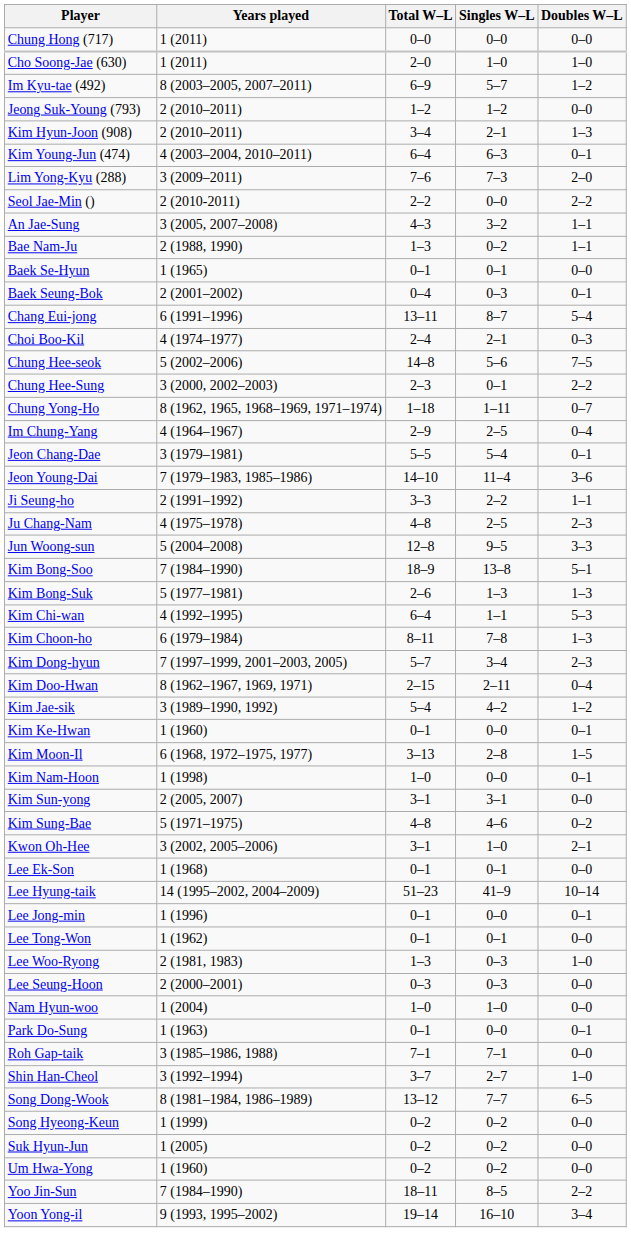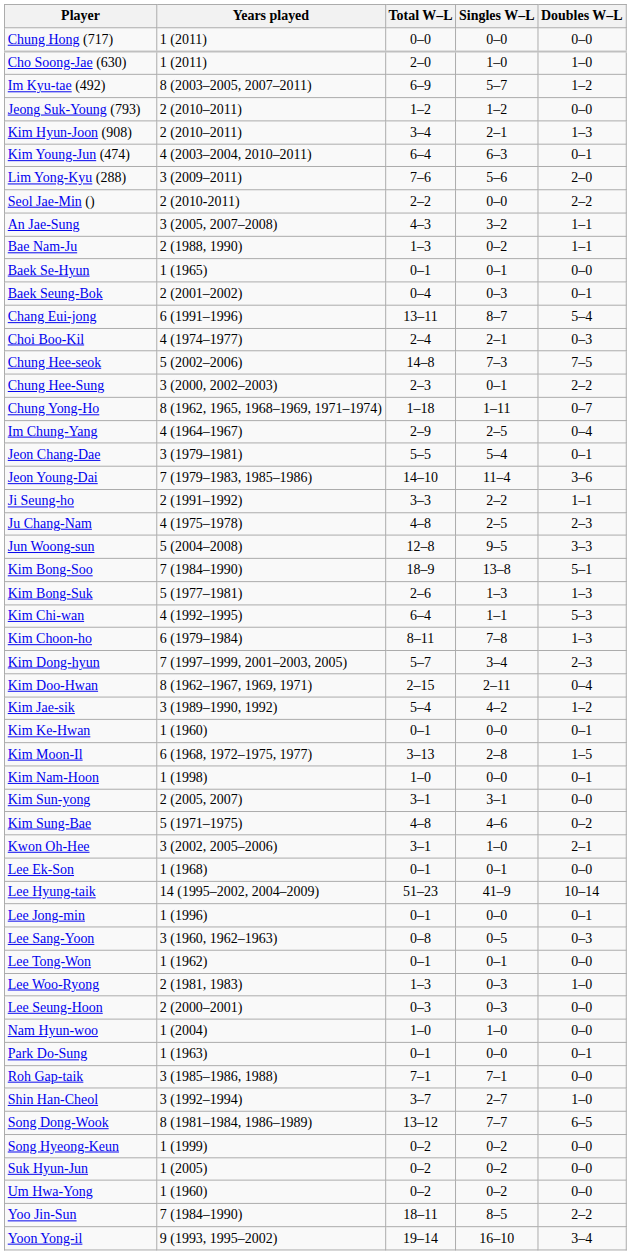(497, 178) 7–3 -> (497, 178) 5–6
(497, 362) 5–6 -> (497, 362) 7–3
+ row: (51, 938)
